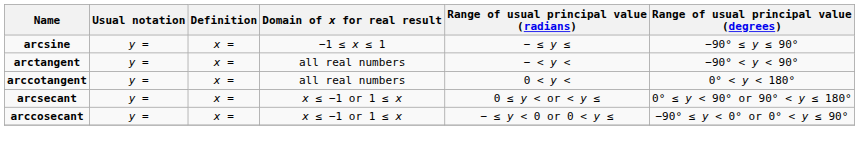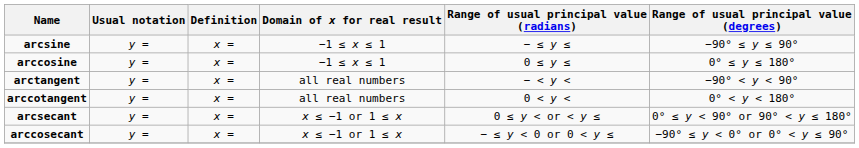+ row: (47, 62)
